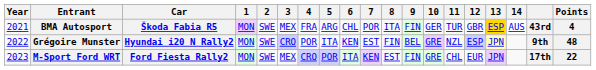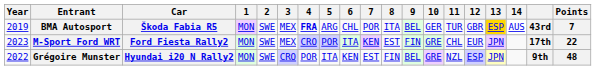(18, 27) 2021 -> (18, 27) 2019
(309, 27) normal -> (309, 27) bold
(413, 27) FIN -> (413, 27) BEL
(572, 27) 4 -> (572, 27) 7
rows swapped: (77, 42) <-> (77, 57)
